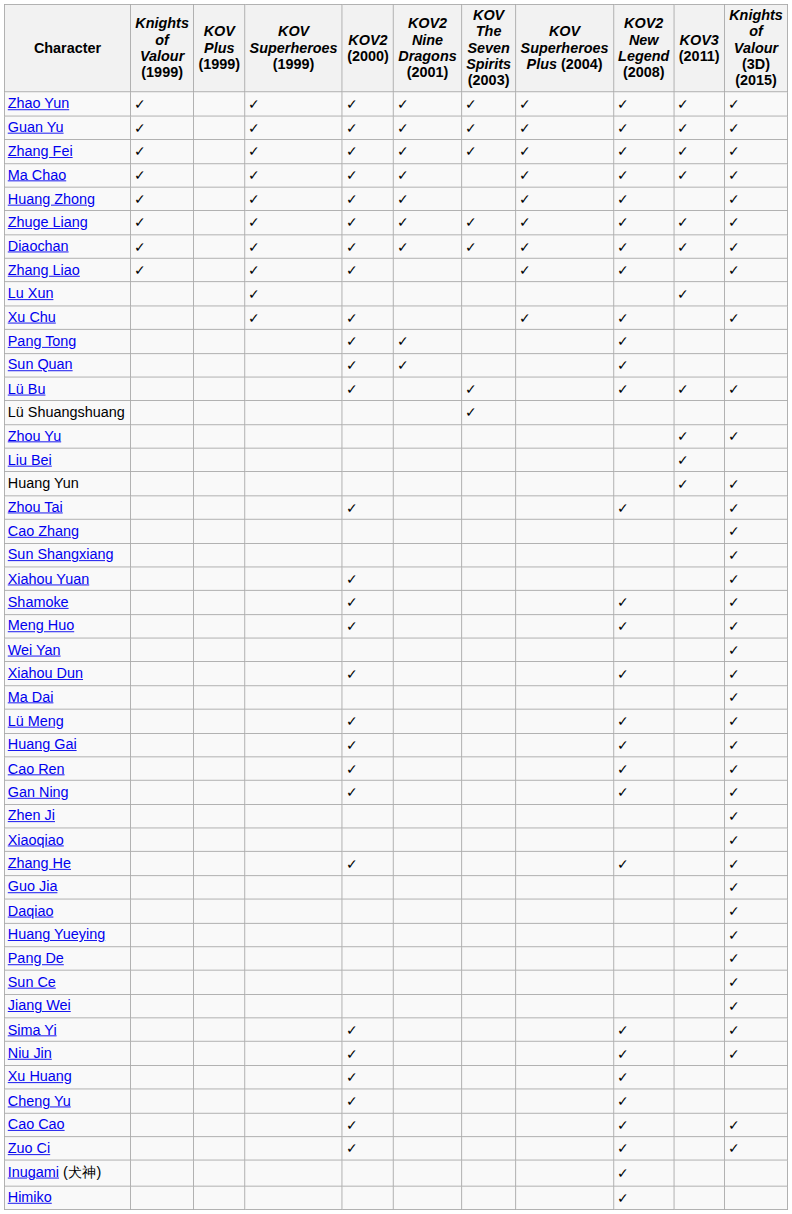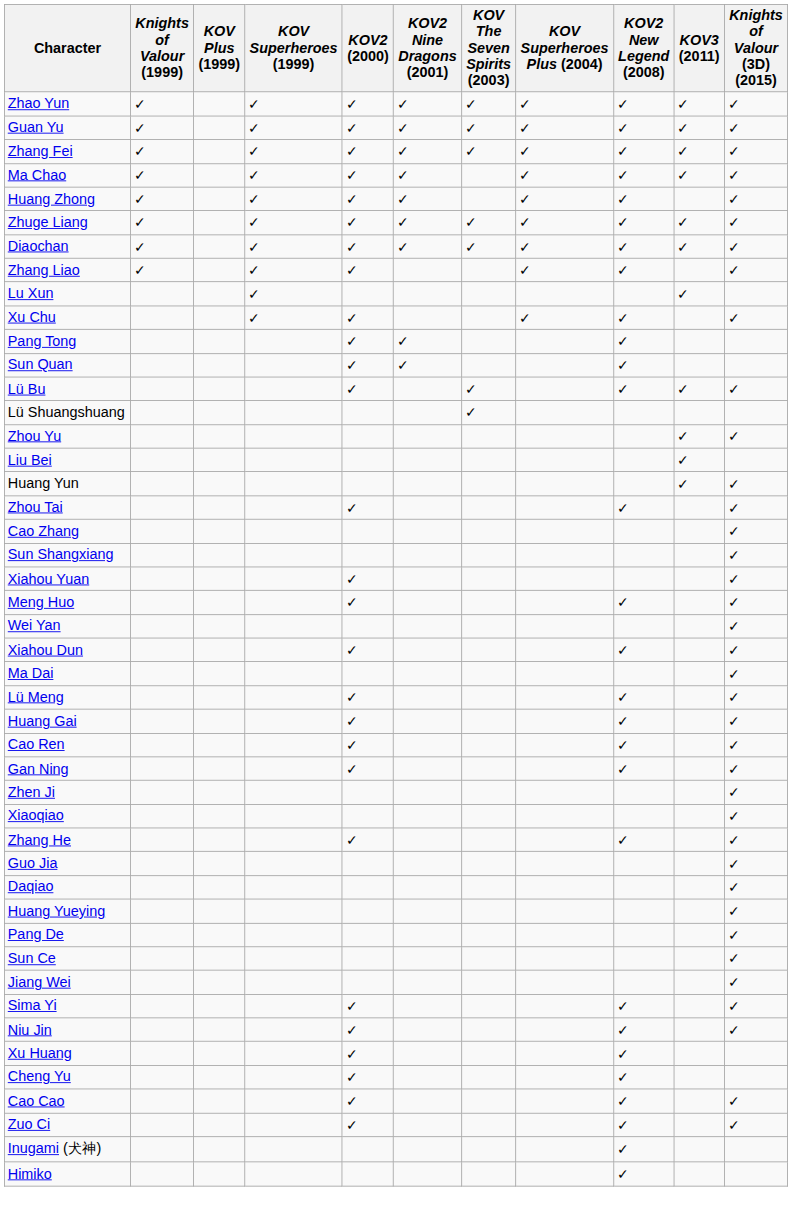- row: (38, 602)
